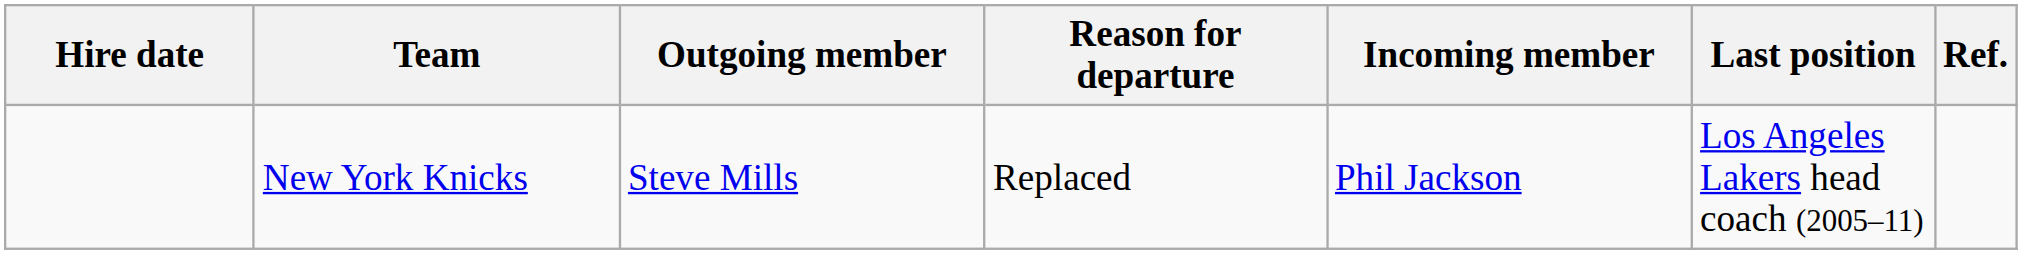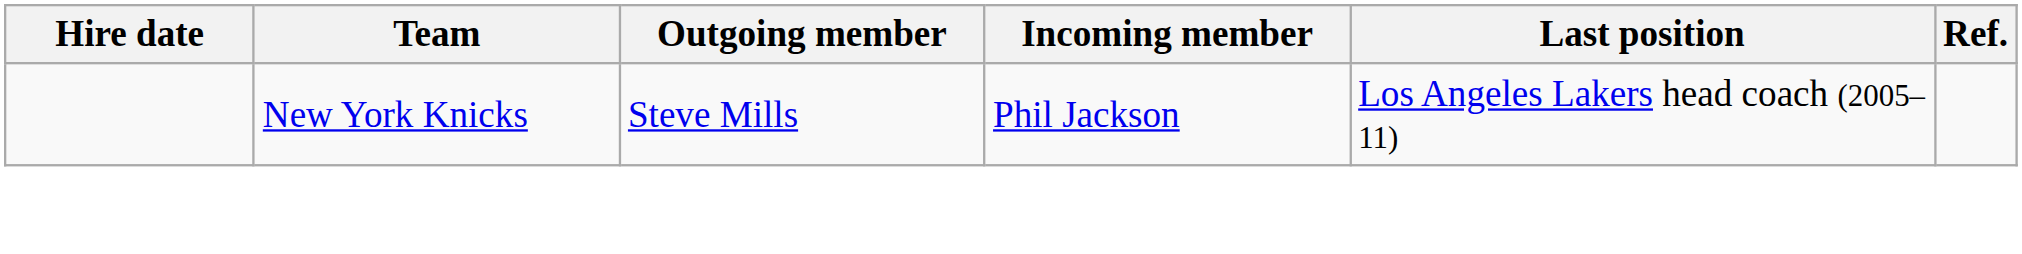- column: (1155, 54)
